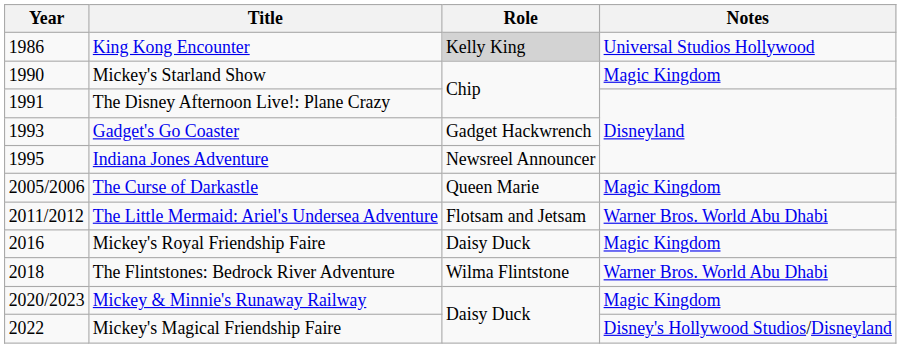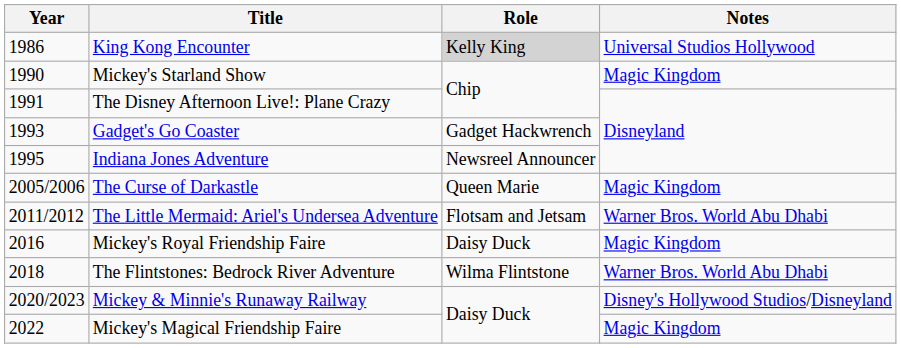(662, 300) Magic Kingdom -> (748, 300) Disney's Hollywood Studios/Disneyland
(748, 328) Disney's Hollywood Studios/Disneyland -> (662, 328) Magic Kingdom
